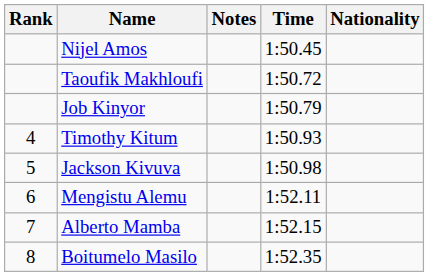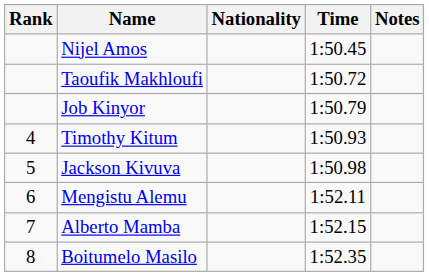columns swapped: (375, 19) <-> (234, 19)
